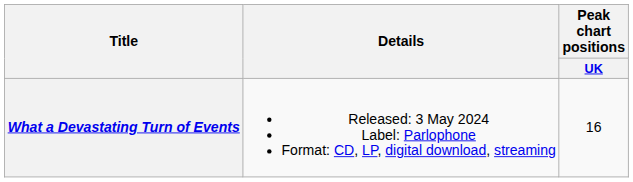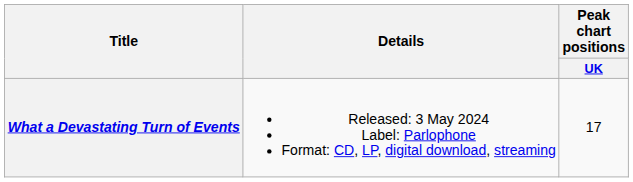(594, 127) 16 -> (594, 127) 17
